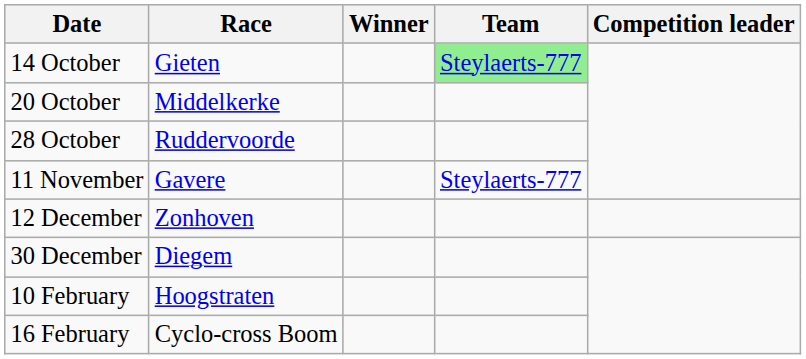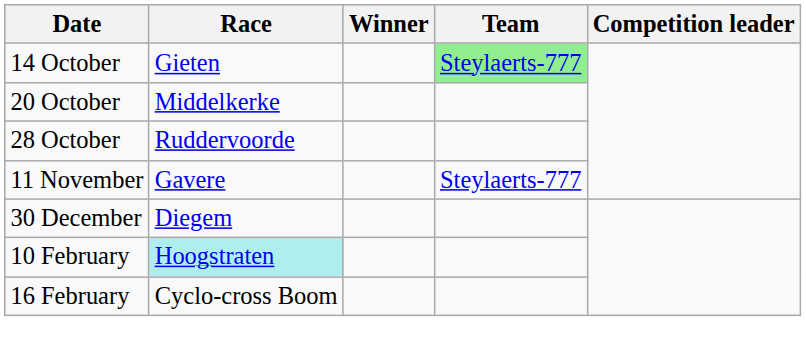- row: (76, 218)
(215, 295) no background -> (215, 256) paleturquoise background
